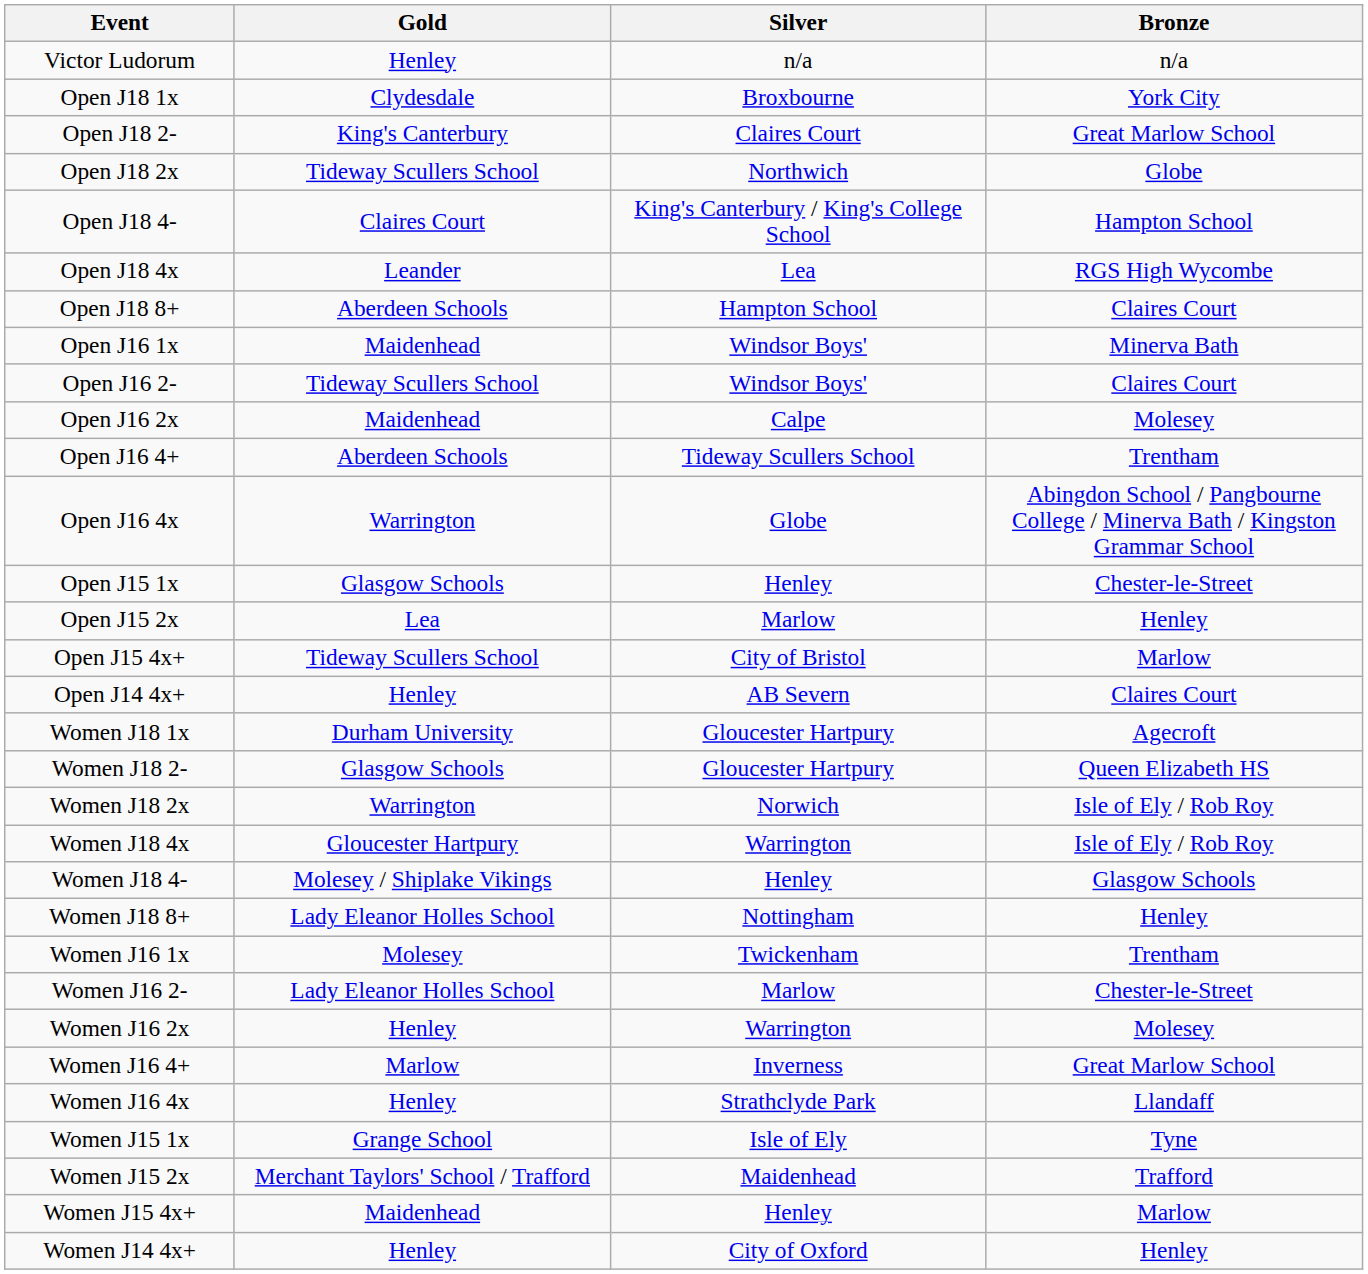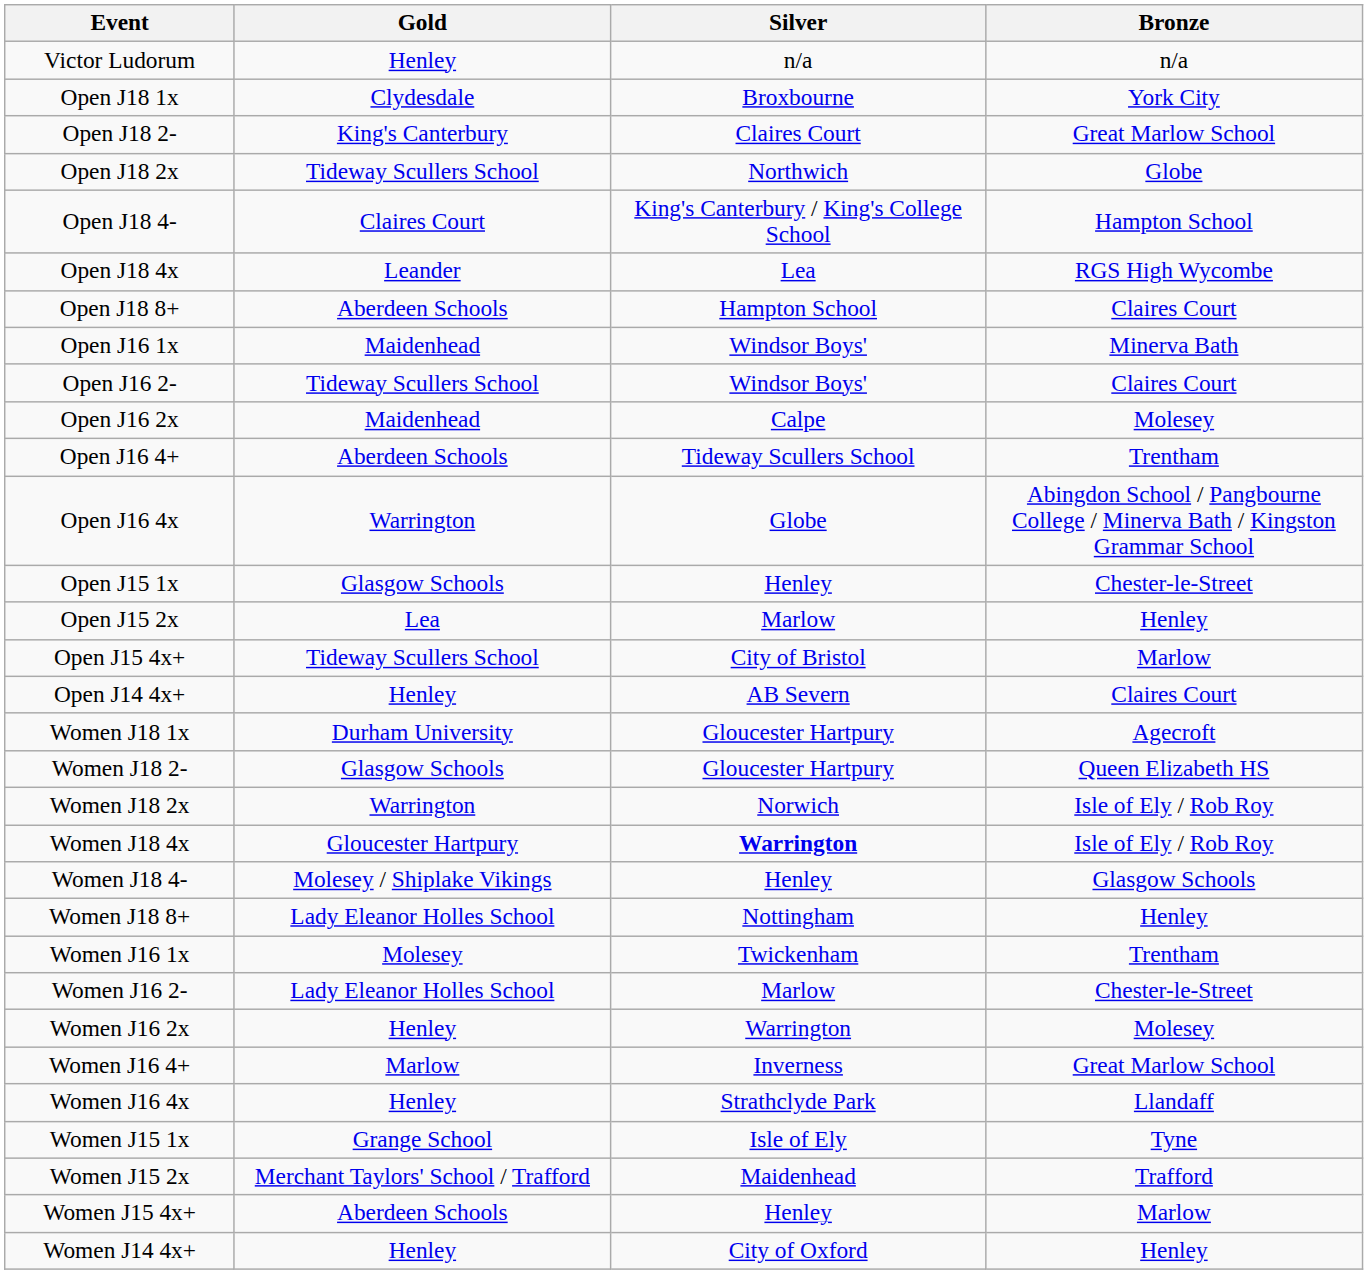(798, 842) normal -> (798, 842) bold
(422, 1213) Maidenhead -> (422, 1213) Aberdeen Schools
